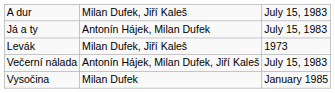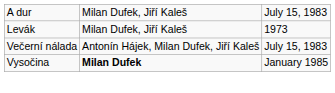- row: (22, 29)
(110, 79) normal -> (112, 63) bold
